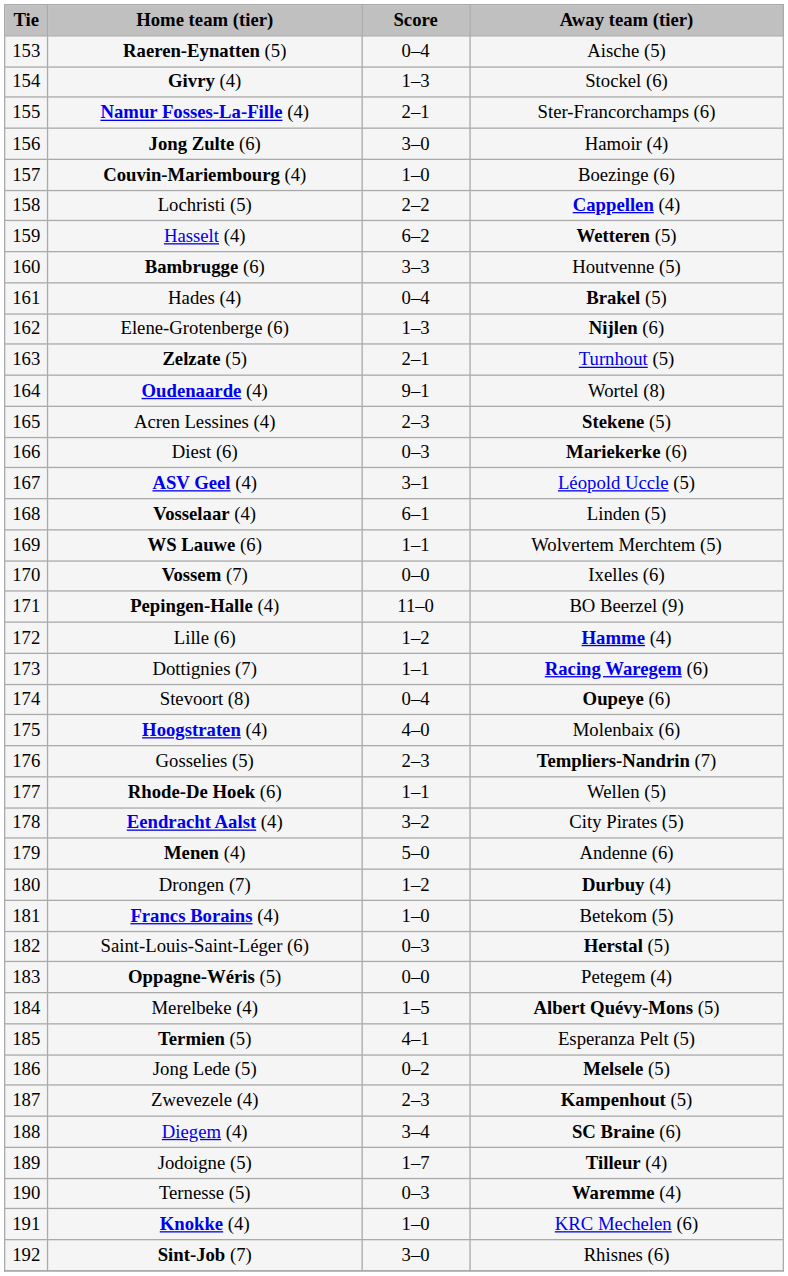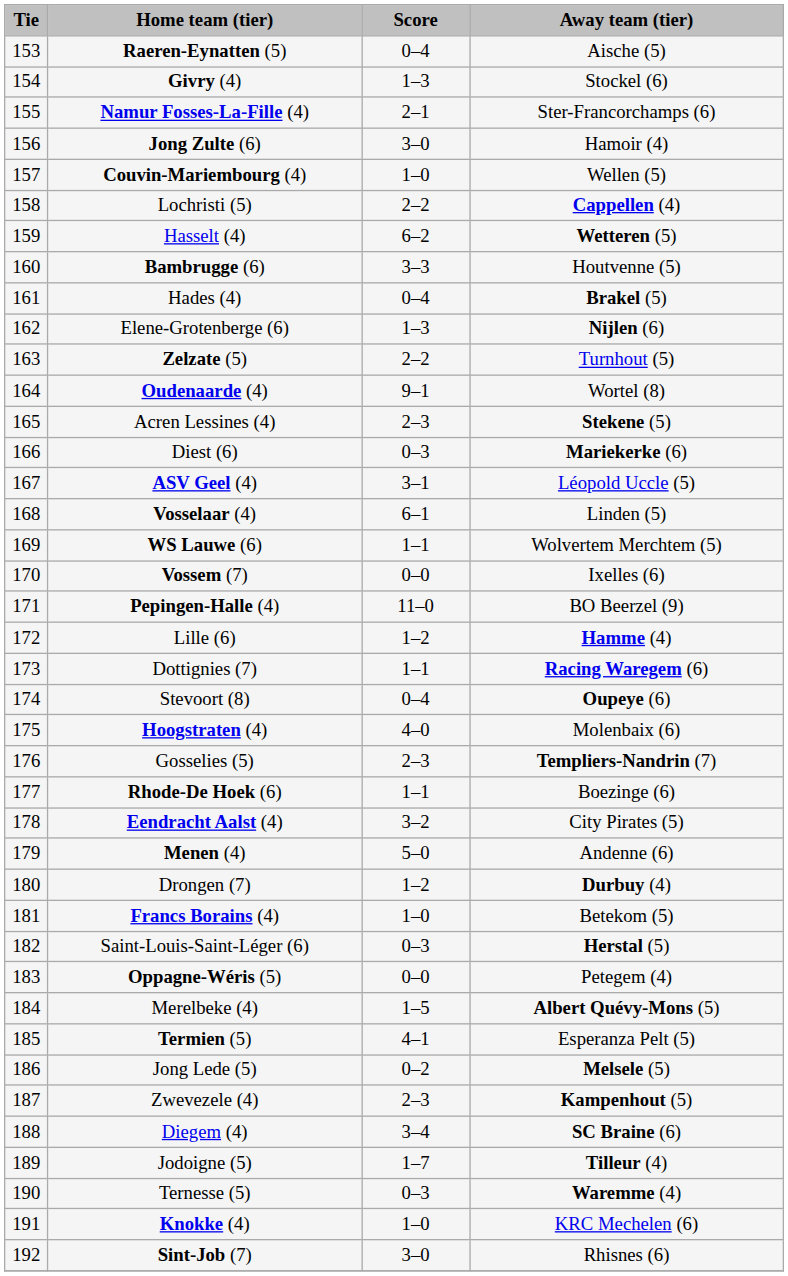(627, 174) Boezinge (6) -> (627, 174) Wellen (5)
(416, 359) 2–1 -> (416, 359) 2–2
(627, 792) Wellen (5) -> (627, 792) Boezinge (6)
